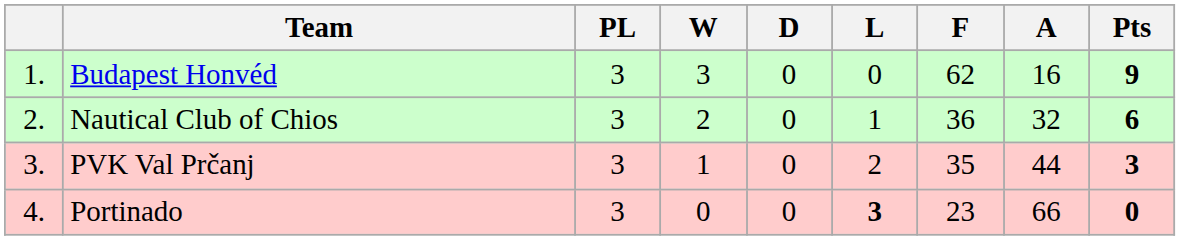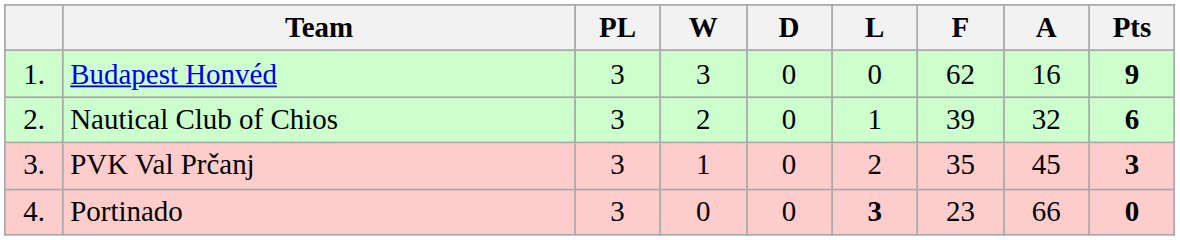(960, 119) 36 -> (960, 119) 39
(1046, 165) 44 -> (1046, 165) 45
